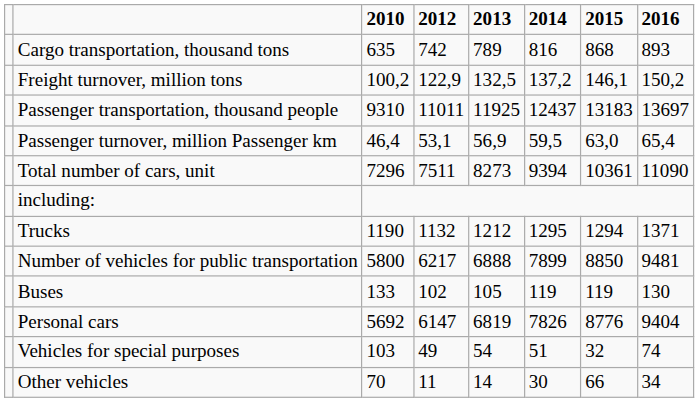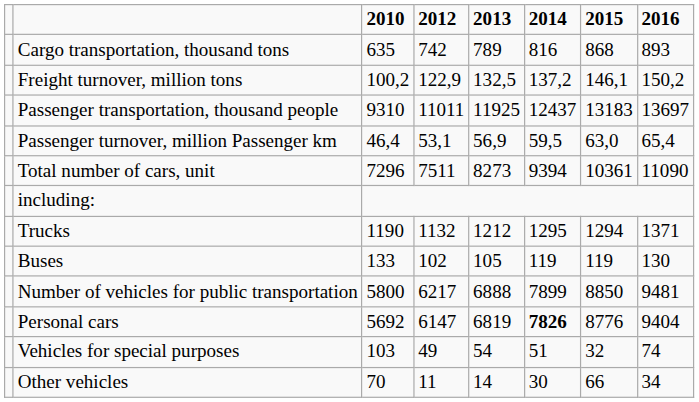rows swapped: (41, 291) <-> (188, 261)
(548, 321) normal -> (548, 321) bold
